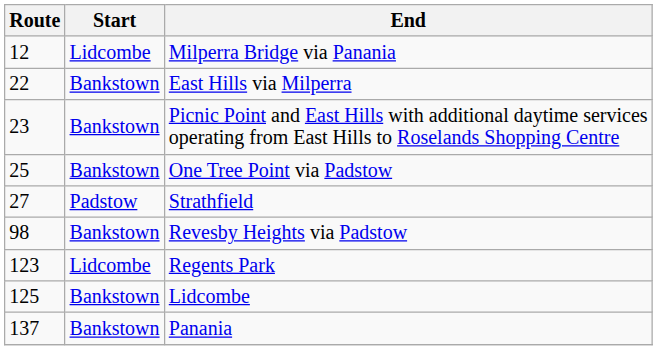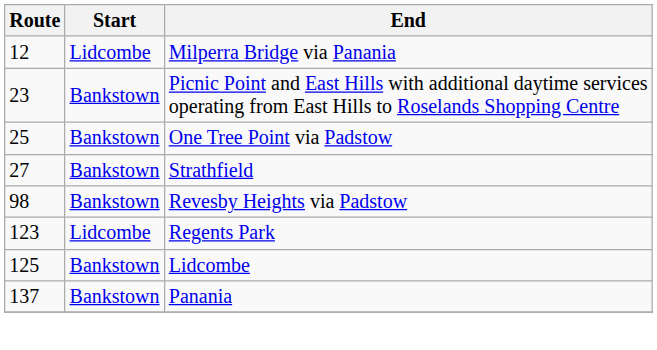- row: (260, 83)
(103, 201) Padstow -> (115, 169) Bankstown
